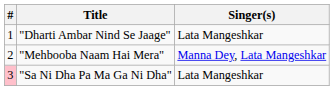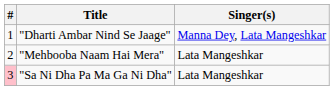(220, 35) Lata Mangeshkar -> (252, 35) Manna Dey, Lata Mangeshkar
(252, 55) Manna Dey, Lata Mangeshkar -> (220, 55) Lata Mangeshkar
